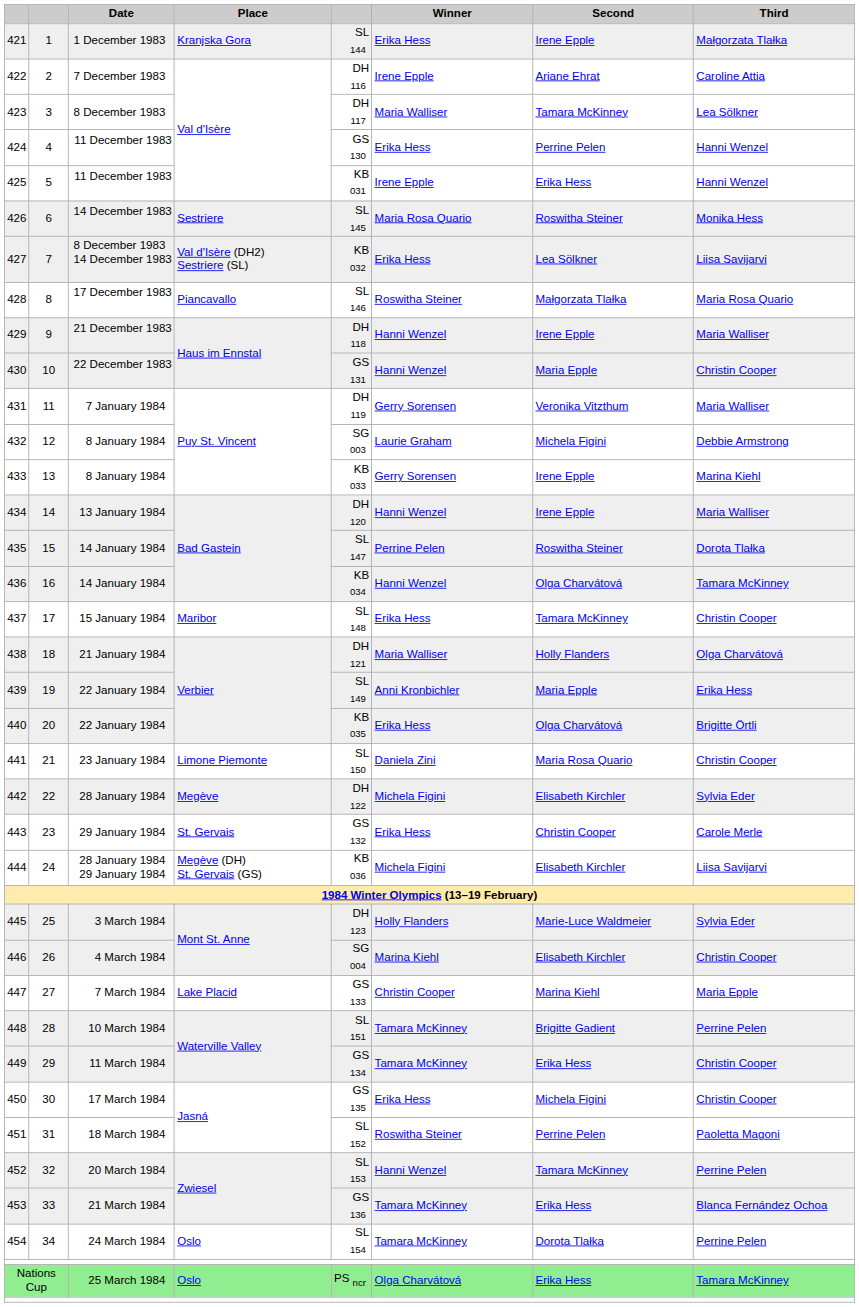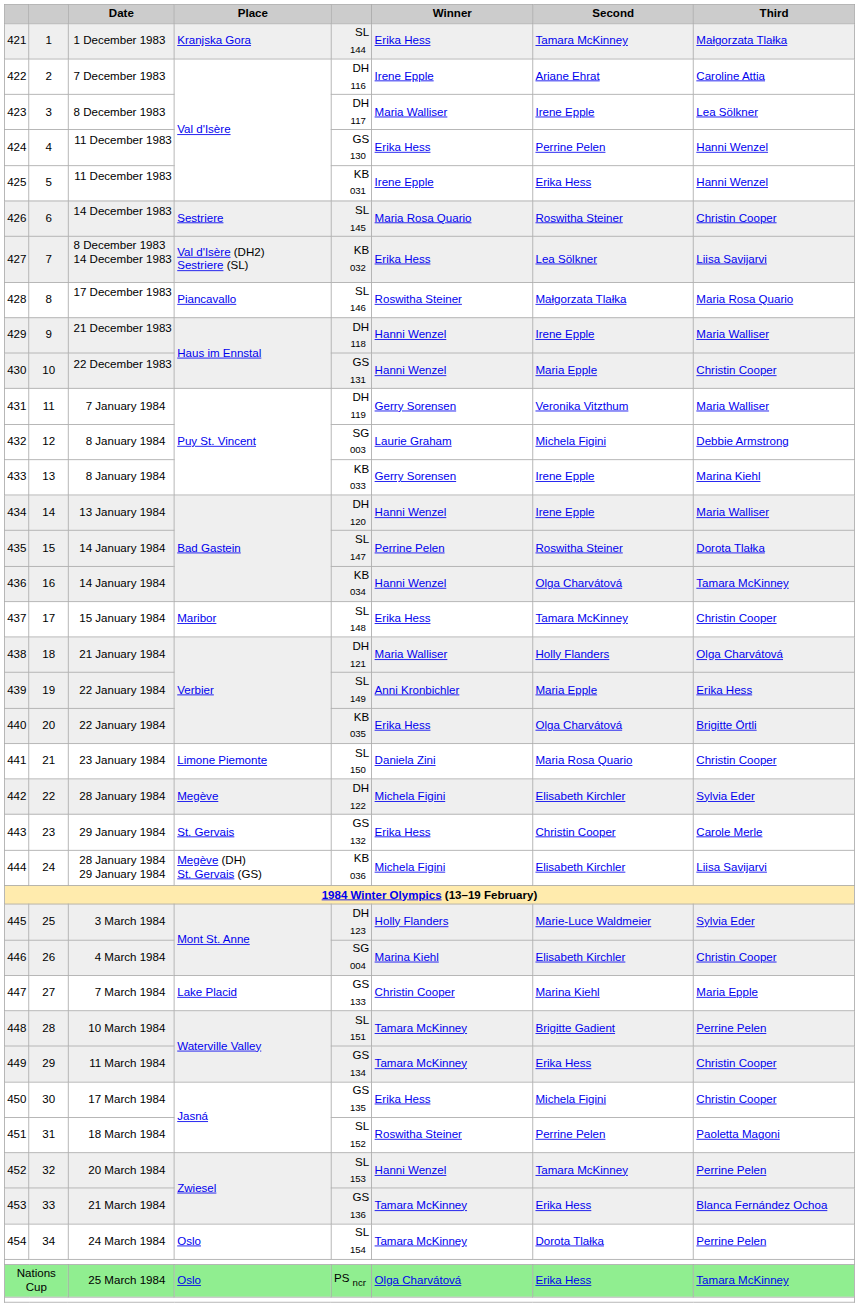(565, 40) Irene Epple -> (582, 40) Tamara McKinney
(582, 111) Tamara McKinney -> (565, 111) Irene Epple
(730, 218) Monika Hess -> (736, 218) Christin Cooper
